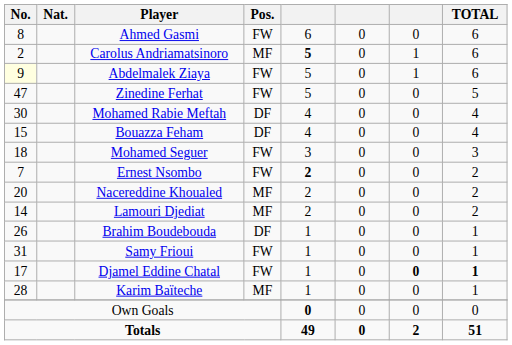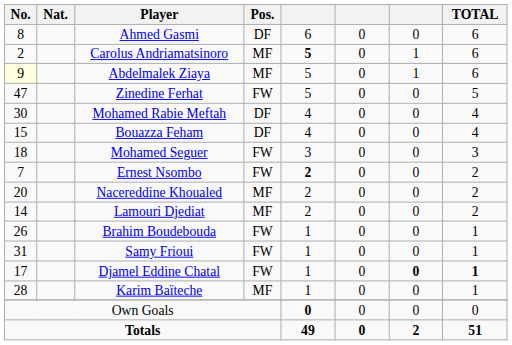(262, 34) FW -> (262, 34) DF
(262, 74) FW -> (262, 74) MF
(262, 232) DF -> (262, 232) FW
